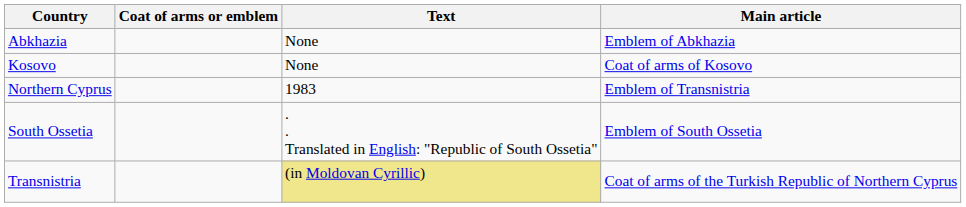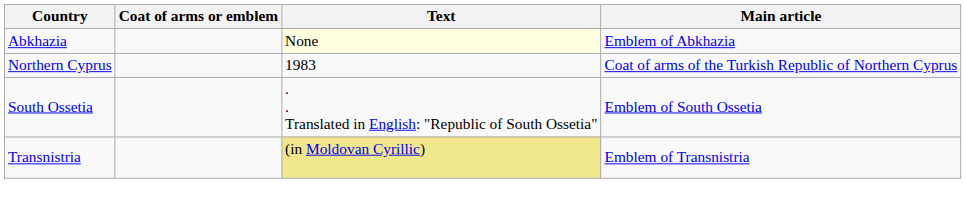(302, 41) no background -> (302, 41) lightyellow background
- row: (32, 65)
(677, 89) Emblem of Transnistria -> (781, 65) Coat of arms of the Turkish Republic of Northern Cyprus
(781, 181) Coat of arms of the Turkish Republic of Northern Cyprus -> (677, 157) Emblem of Transnistria
